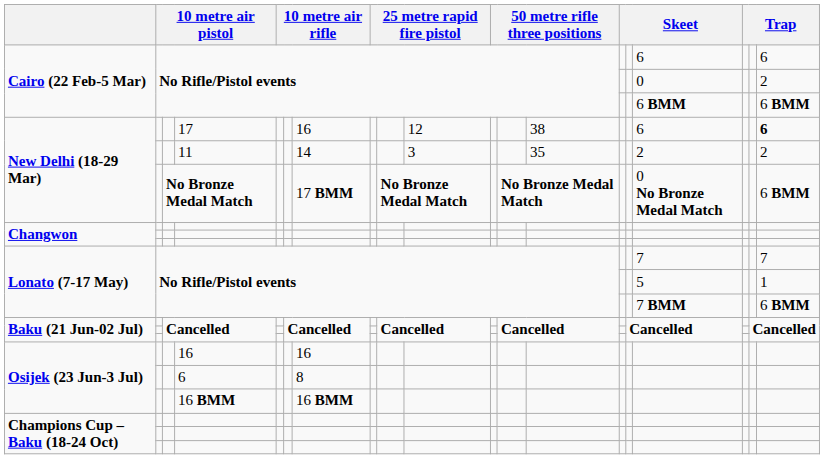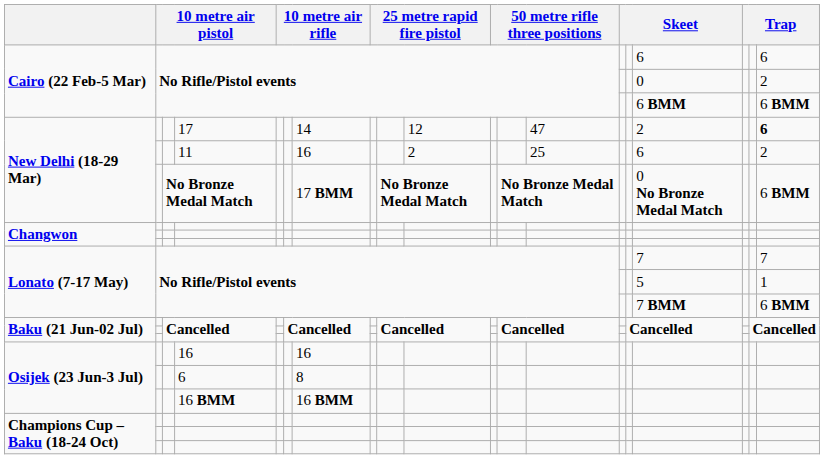(304, 128) 16 -> (304, 128) 14
(538, 128) 38 -> (538, 128) 47
(640, 128) 6 -> (640, 128) 2
(304, 152) 14 -> (304, 152) 16
(411, 152) 3 -> (411, 152) 2
(538, 152) 35 -> (538, 152) 25
(640, 152) 2 -> (640, 152) 6
